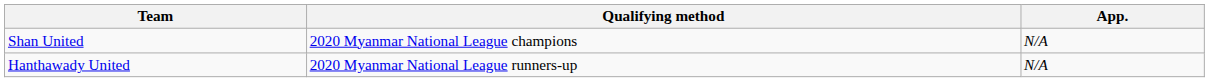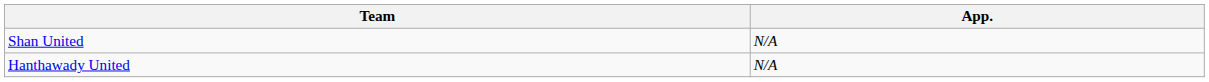- column: (663, 16)
